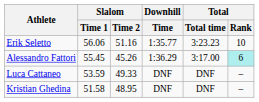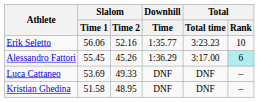(126, 43) 51.16 -> (126, 43) 52.16
(94, 74) 53.59 -> (94, 74) 53.69
